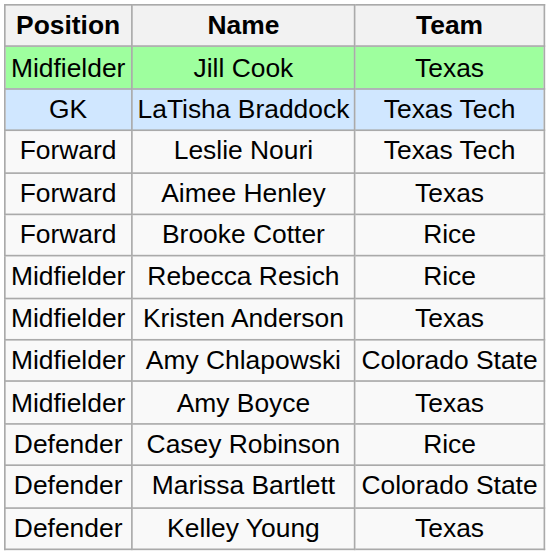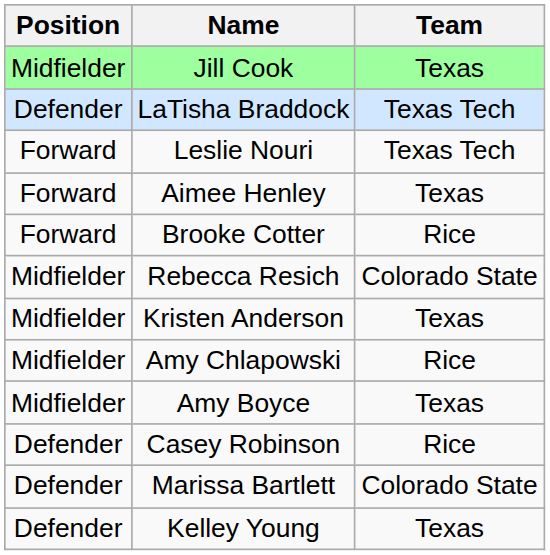(68, 109) GK -> (68, 109) Defender
(450, 276) Rice -> (450, 276) Colorado State
(450, 360) Colorado State -> (450, 360) Rice
